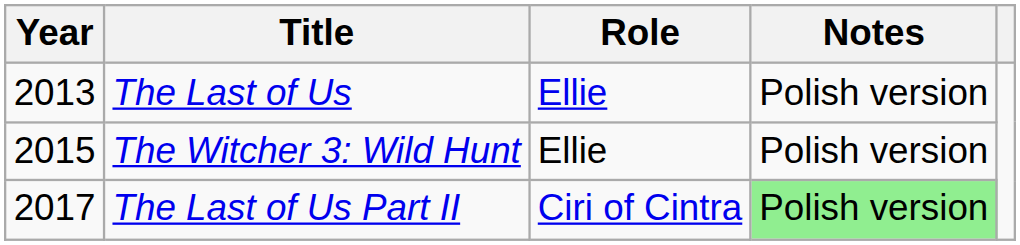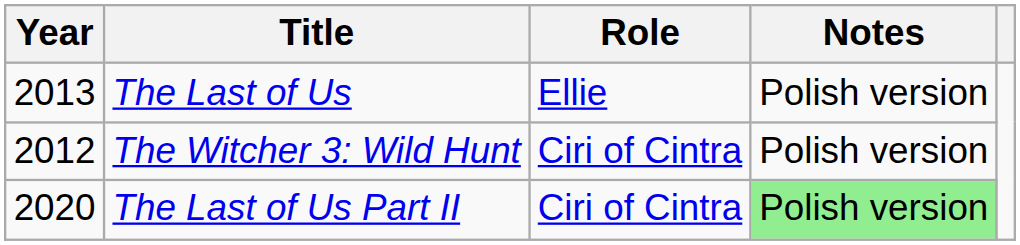(55, 150) 2015 -> (55, 150) 2012
(573, 150) Ellie -> (640, 150) Ciri of Cintra
(55, 208) 2017 -> (55, 208) 2020
